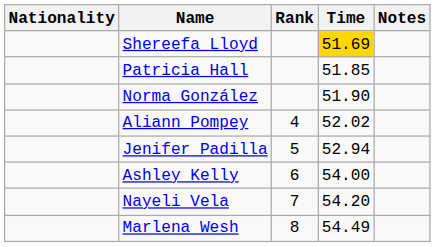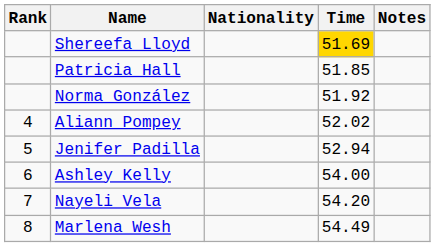columns swapped: (295, 18) <-> (62, 18)
(346, 97) 51.90 -> (346, 97) 51.92
